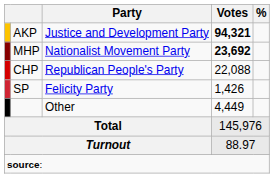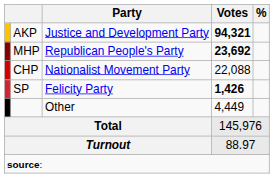(117, 51) Nationalist Movement Party -> (114, 51) Republican People's Party
(114, 70) Republican People's Party -> (117, 70) Nationalist Movement Party
(229, 88) normal -> (229, 88) bold
